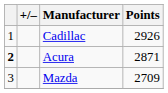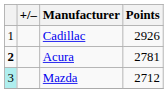(147, 57) 2871 -> (147, 57) 2781
(11, 78) no background -> (11, 78) paleturquoise background
(147, 78) 2709 -> (147, 78) 2712
